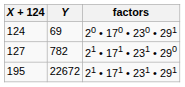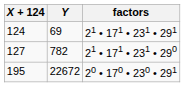(131, 31) 20 • 170 • 230 • 291 -> (131, 31) 21 • 171 • 231 • 291
(131, 72) 21 • 171 • 231 • 291 -> (131, 72) 20 • 170 • 230 • 291
